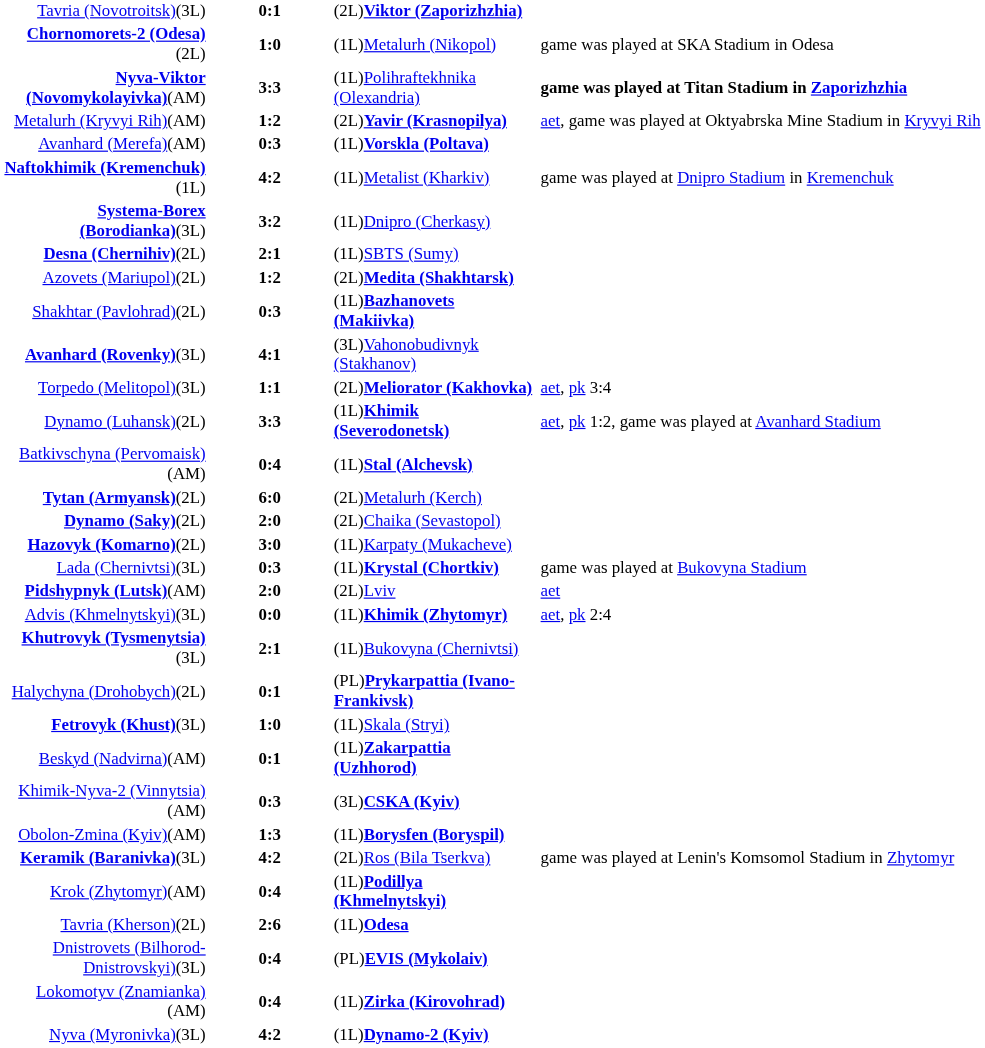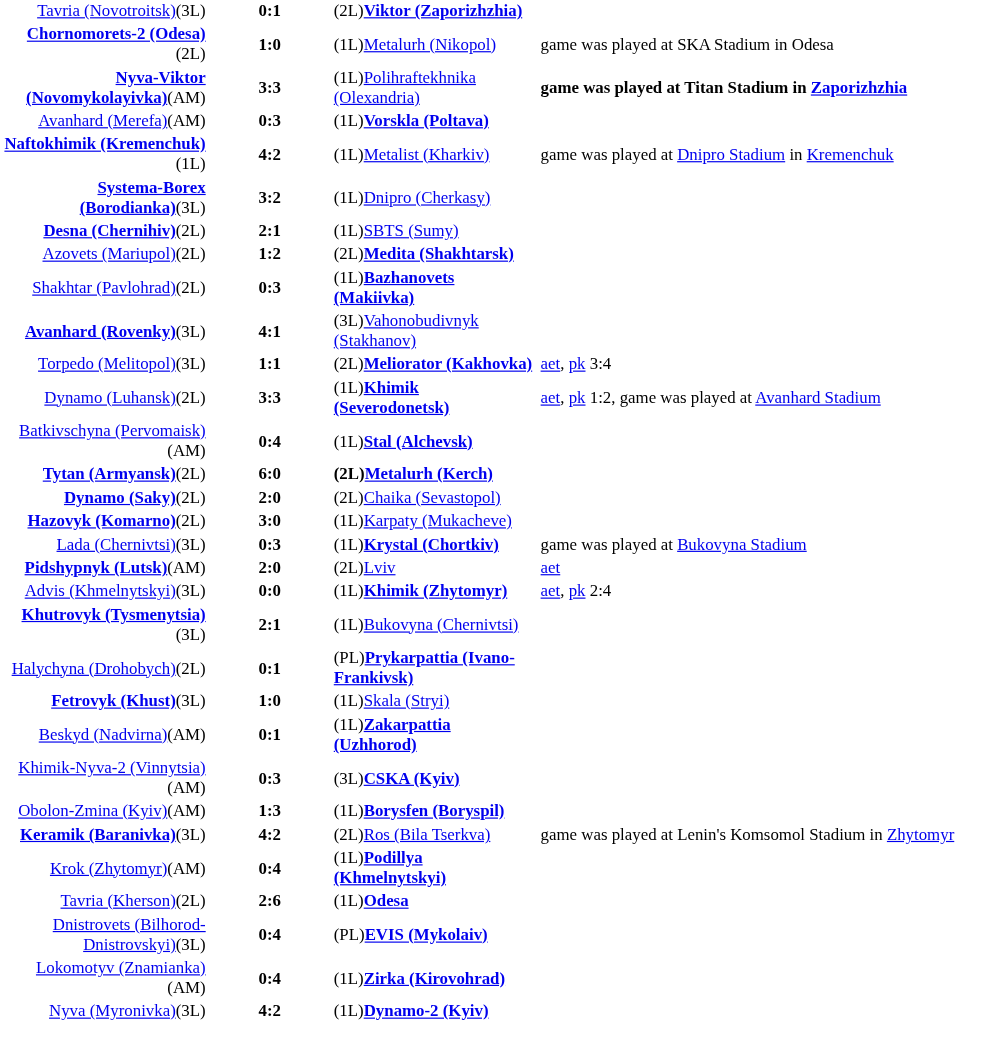- row: (110, 120)
(408, 497) normal -> (413, 474) bold
